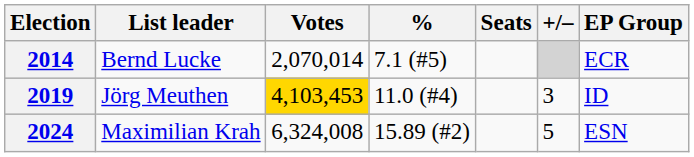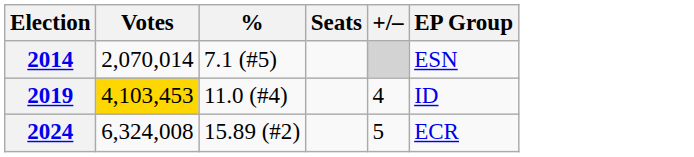- column: (181, 22)
(607, 59) ECR -> (436, 59) ESN
(548, 95) 3 -> (378, 95) 4
(606, 132) ESN -> (437, 132) ECR
